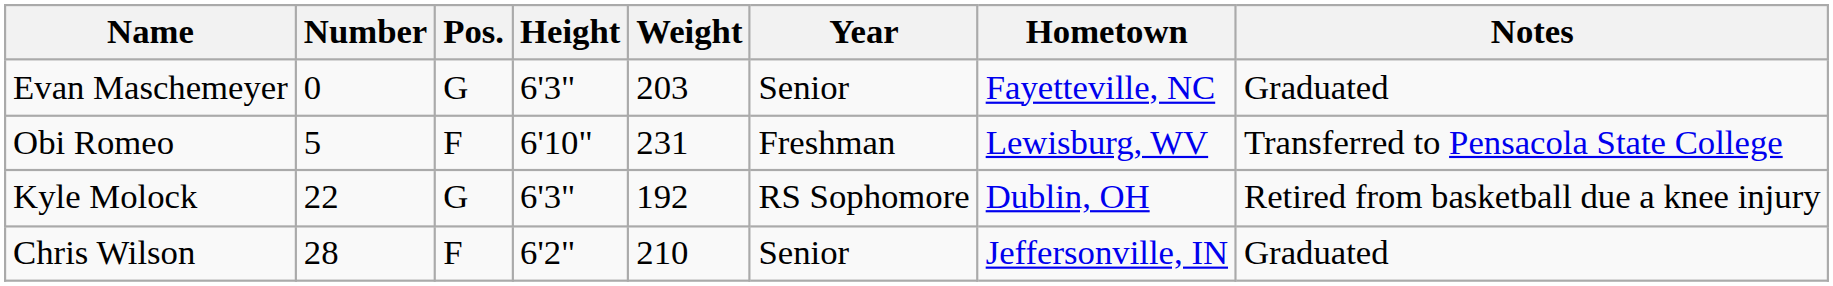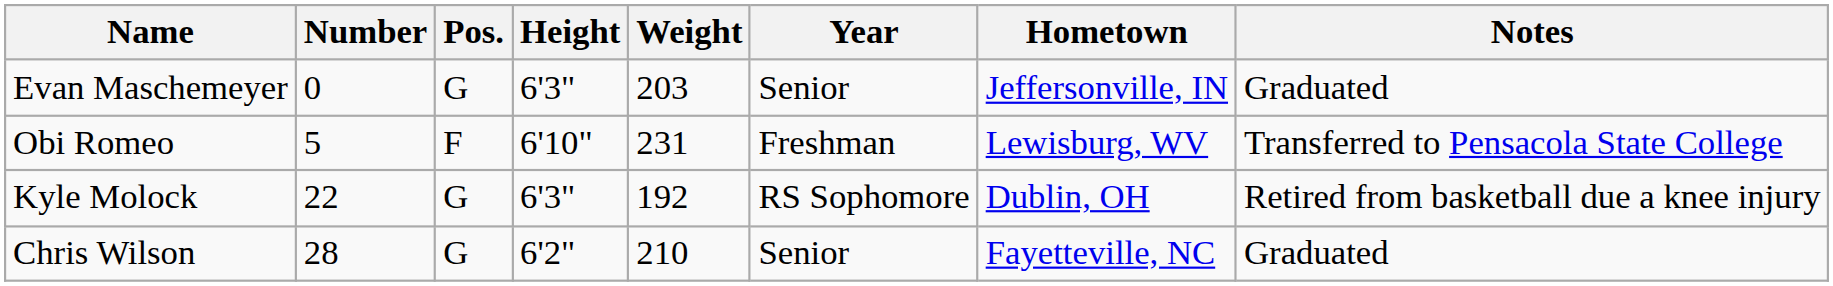(1100, 87) Fayetteville, NC -> (1107, 87) Jeffersonville, IN
(453, 252) F -> (456, 252) G
(1107, 252) Jeffersonville, IN -> (1100, 252) Fayetteville, NC
